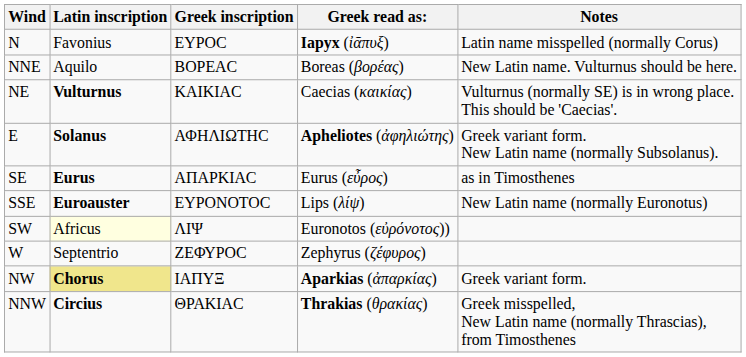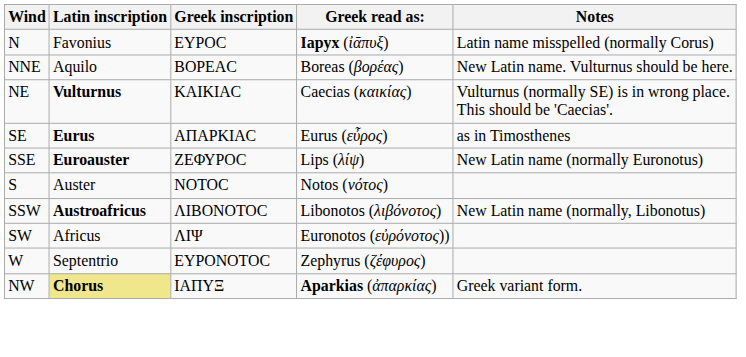- row: (13, 135)
(222, 203) ΕΥΡΟΝΟΤΟϹ -> (210, 160) ΖΕΦΥΡΟϹ
+ row: (13, 185)
+ row: (24, 210)
(77, 228) lightyellow background -> (77, 235) no background
(211, 253) ΖΕΦΥΡΟϹ -> (222, 260) ΕΥΡΟΝΟΤΟϹ
- row: (27, 303)
